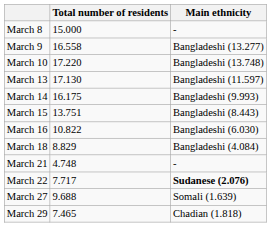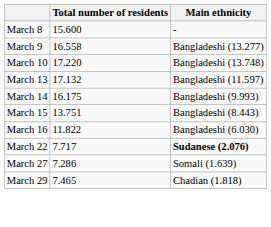(67, 29) 15.000 -> (67, 29) 15.600
(67, 79) 17.130 -> (67, 79) 17.132
(67, 130) 10.822 -> (67, 130) 11.822
- row: (27, 146)
- row: (27, 163)
(64, 197) 9.688 -> (64, 163) 7.286
